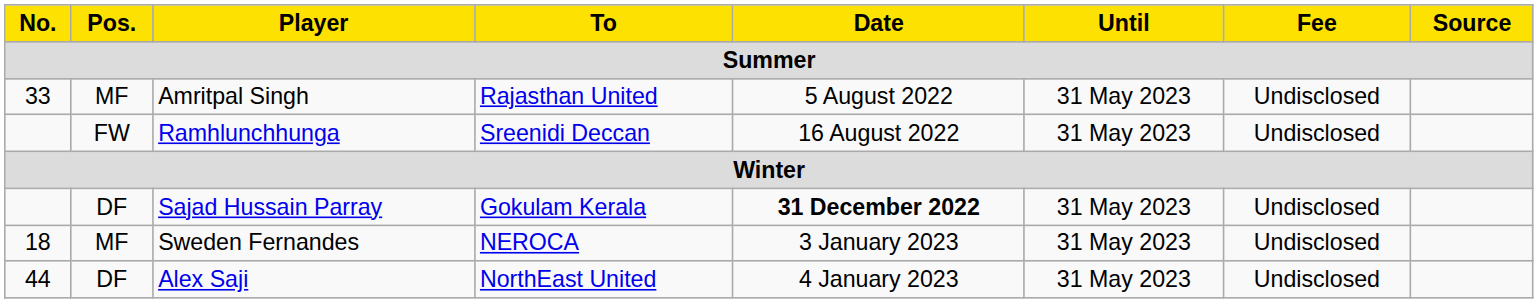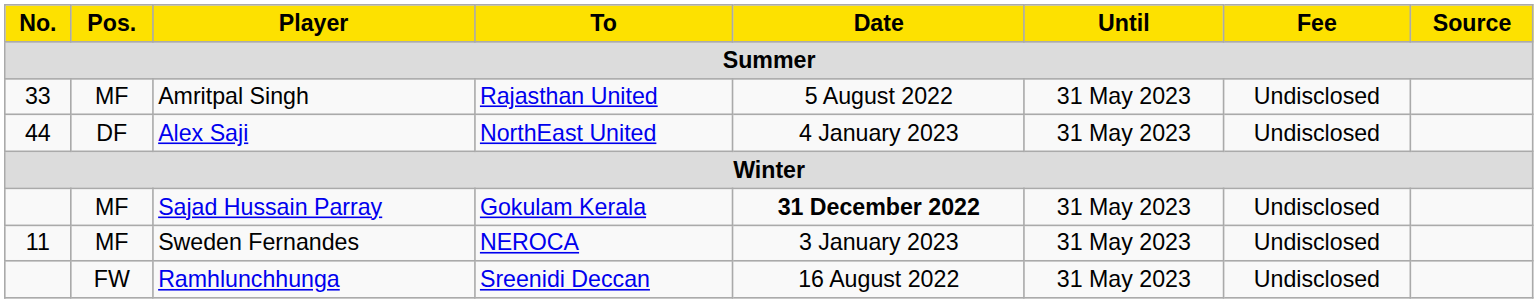rows swapped: (249, 133) <-> (203, 280)
(112, 207) DF -> (112, 207) MF
(38, 243) 18 -> (38, 243) 11
